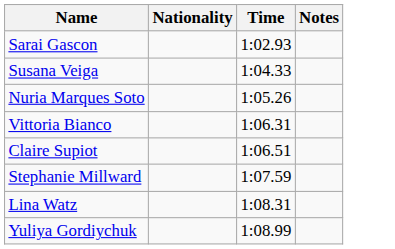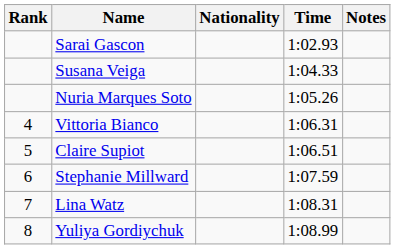+ column: (28, 17)
